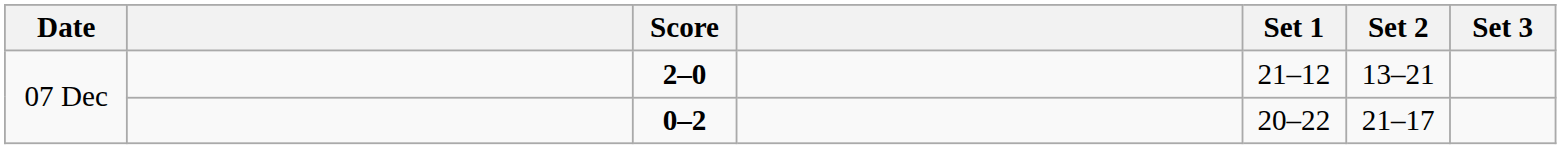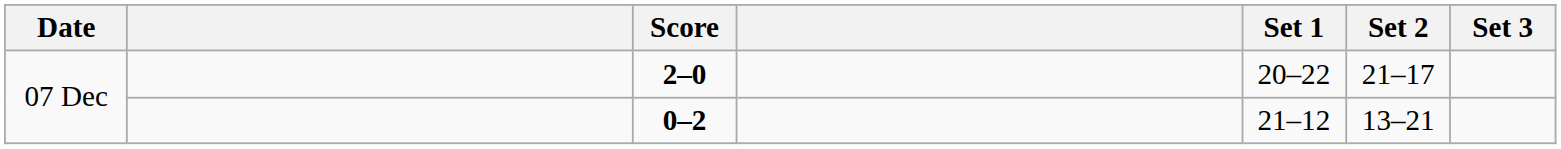(1294, 73) 21–12 -> (1294, 73) 20–22
(1398, 73) 13–21 -> (1398, 73) 21–17
(1294, 119) 20–22 -> (1294, 119) 21–12
(1398, 119) 21–17 -> (1398, 119) 13–21
